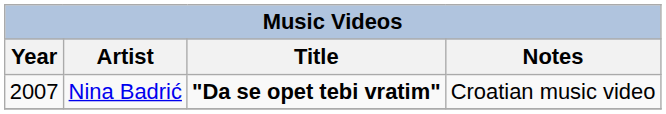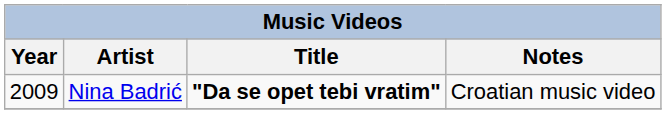(34, 91) 2007 -> (34, 91) 2009
